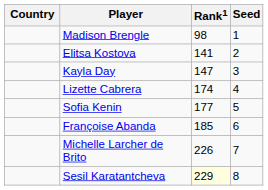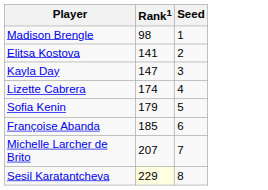- column: (32, 15)
(204, 108) 177 -> (148, 108) 179
(204, 151) 226 -> (148, 151) 207
